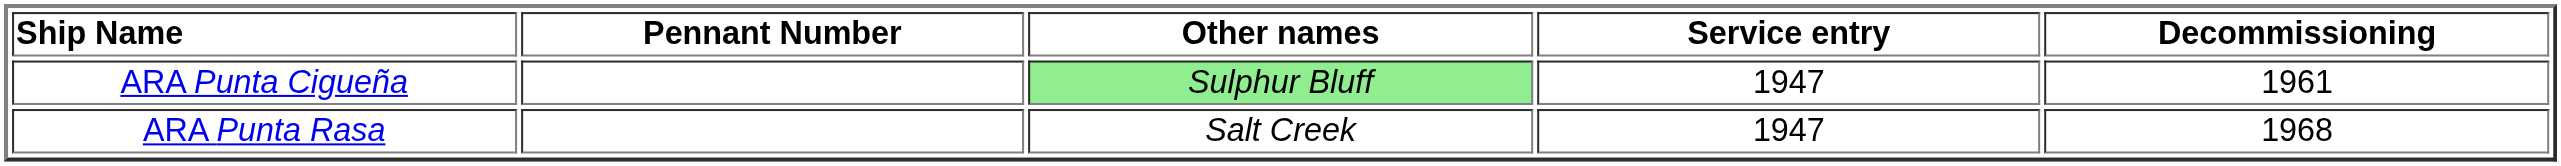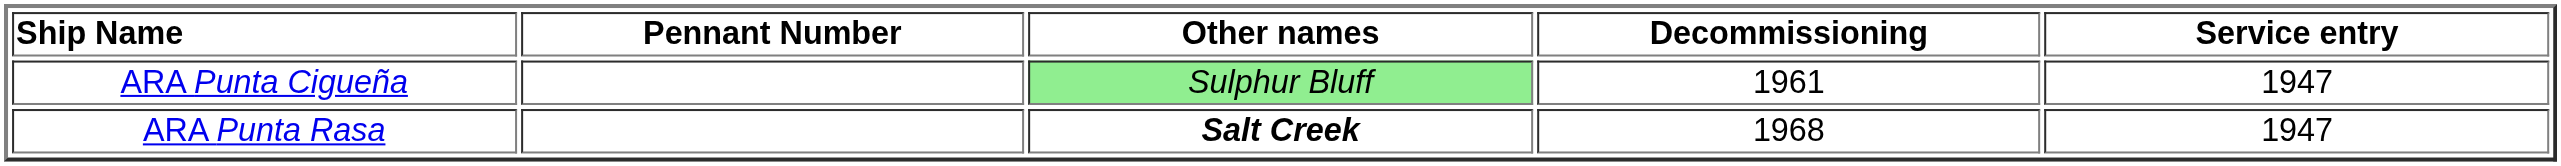columns swapped: (1789, 33) <-> (2297, 33)
(1281, 130) normal -> (1281, 130) bold
